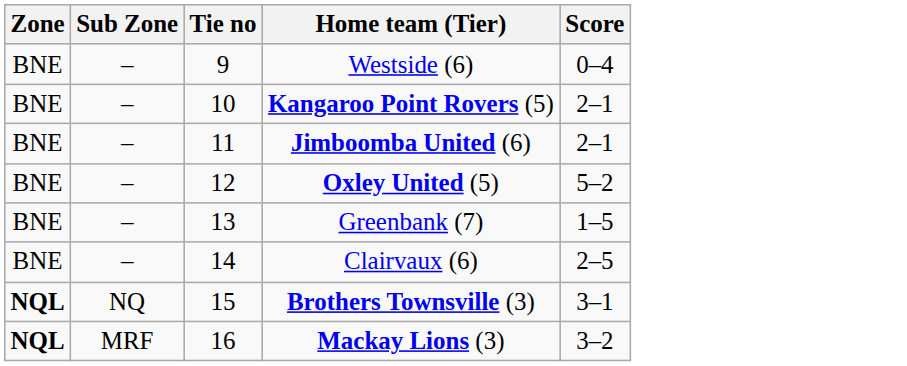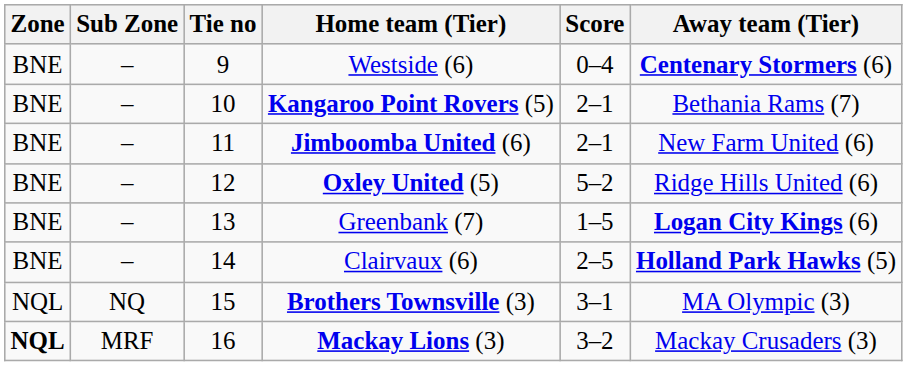+ column: (766, 24)
(38, 301) bold -> (38, 301) normal
